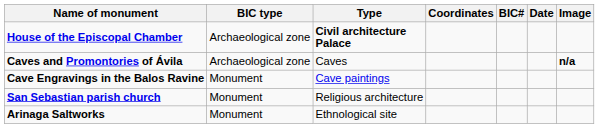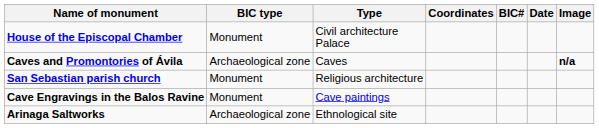(260, 37) Archaeological zone -> (236, 37) Monument
(361, 37) bold -> (357, 37) normal
rows swapped: (106, 79) <-> (84, 97)
(236, 114) Monument -> (260, 114) Archaeological zone
